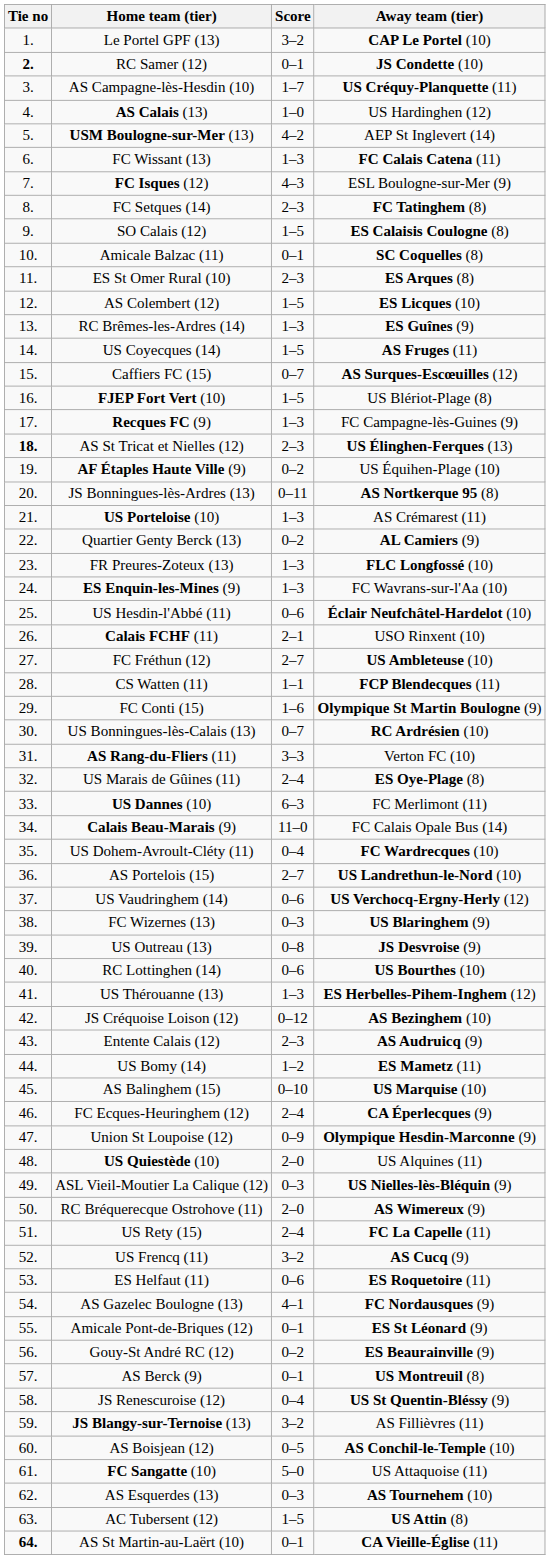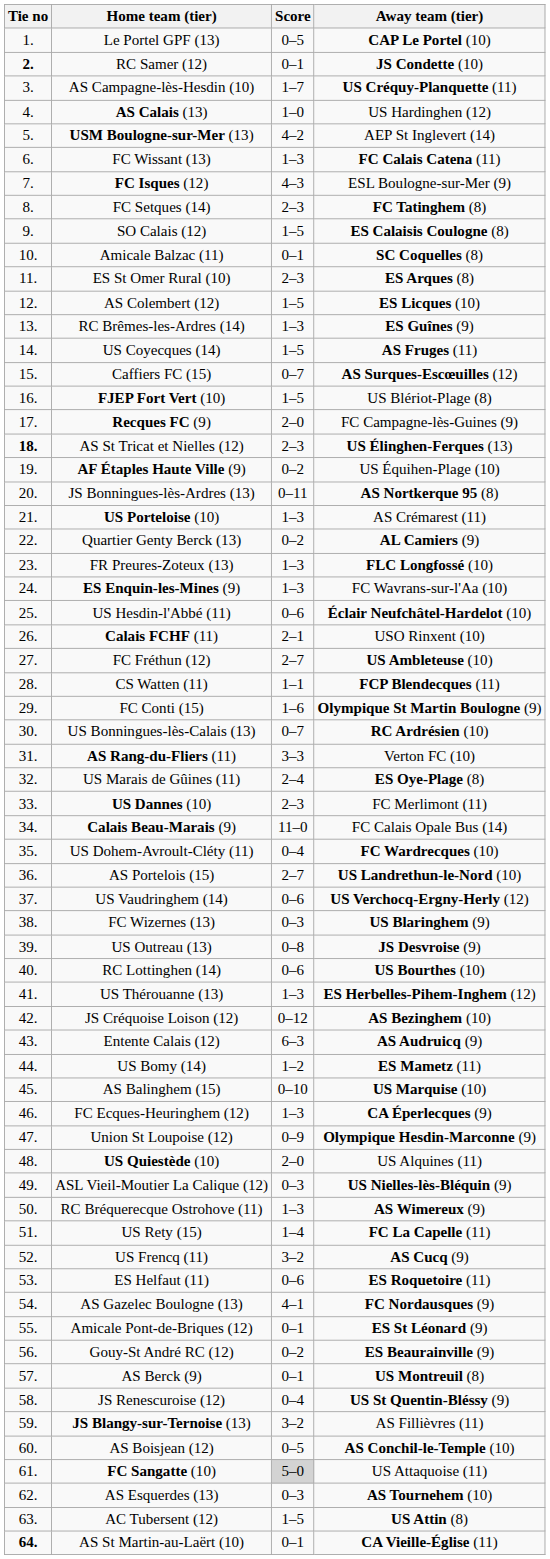(293, 40) 3–2 -> (293, 40) 0–5
(293, 421) 1–3 -> (293, 421) 2–0
(293, 803) 6–3 -> (293, 803) 2–3
(293, 1042) 2–3 -> (293, 1042) 6–3
(293, 1113) 2–4 -> (293, 1113) 1–3
(293, 1209) 2–0 -> (293, 1209) 1–3
(293, 1232) 2–4 -> (293, 1232) 1–4
(293, 1471) no background -> (293, 1471) lightgrey background
